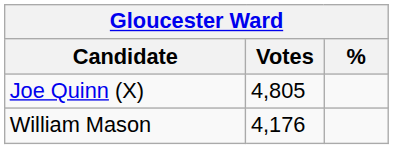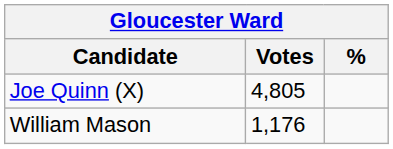(278, 125) 4,176 -> (278, 125) 1,176
